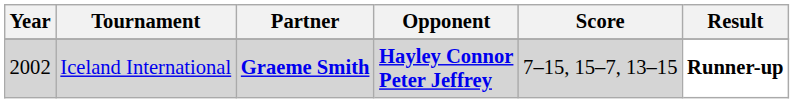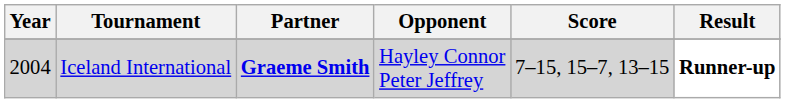(30, 67) 2002 -> (30, 67) 2004
(446, 67) bold -> (442, 67) normal
